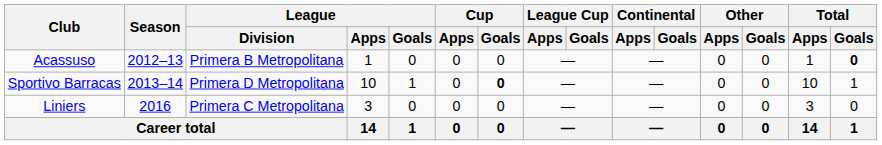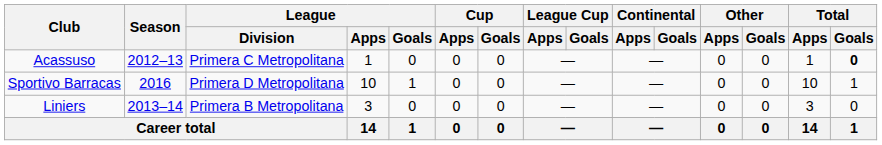(267, 60) Primera B Metropolitana -> (267, 60) Primera C Metropolitana
(155, 83) 2013–14 -> (155, 83) 2016
(501, 83) bold -> (501, 83) normal
(155, 106) 2016 -> (155, 106) 2013–14
(267, 106) Primera C Metropolitana -> (267, 106) Primera B Metropolitana
